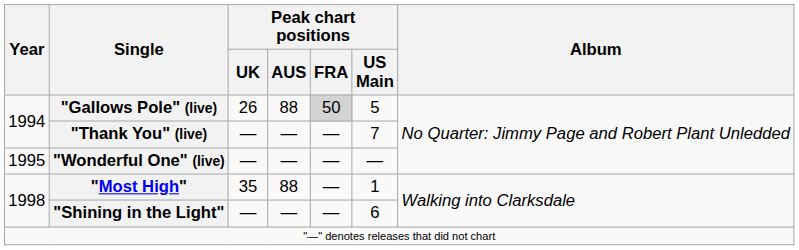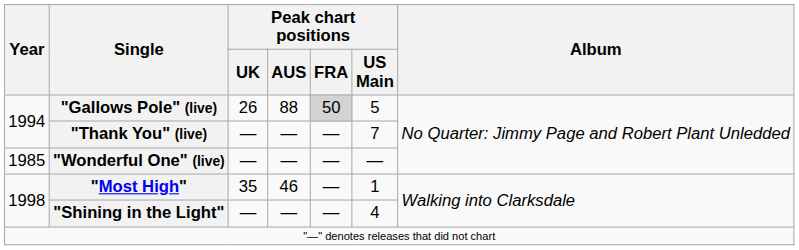(27, 160) 1995 -> (27, 160) 1985
(289, 187) 88 -> (289, 187) 46
(375, 213) 6 -> (375, 213) 4
